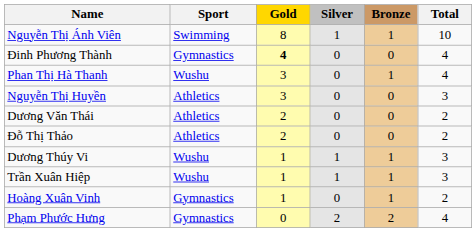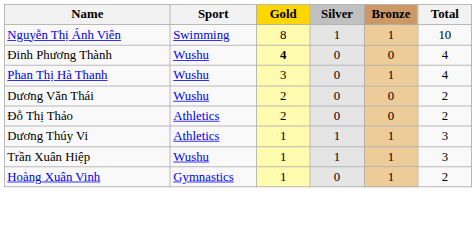(203, 55) Gymnastics -> (191, 55) Wushu
- row: (57, 95)
(196, 116) Athletics -> (191, 95) Wushu
(191, 156) Wushu -> (196, 136) Athletics
- row: (56, 217)
